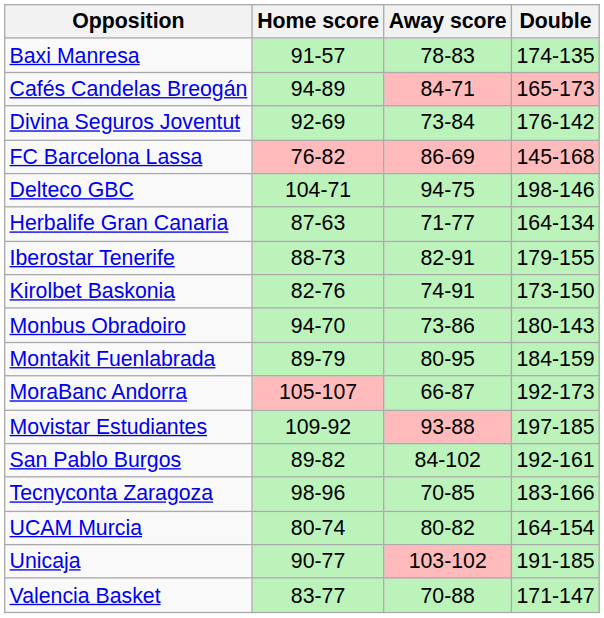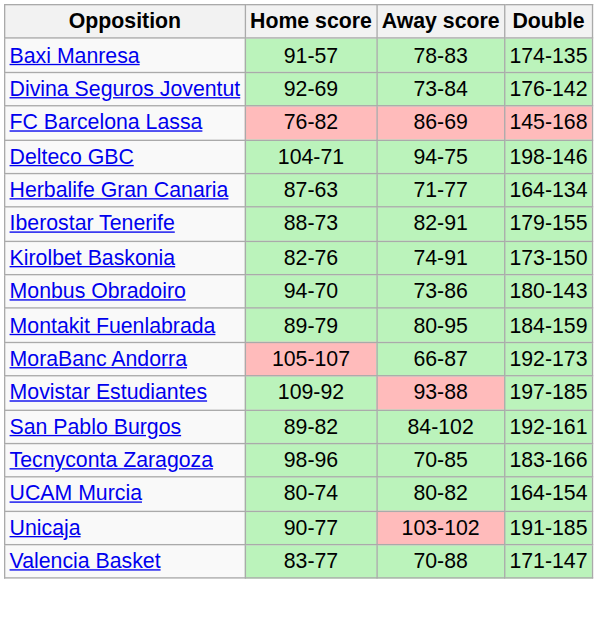- row: (128, 88)
